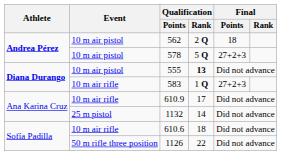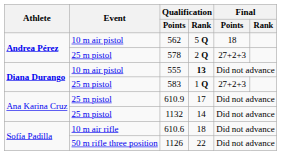(201, 40) 2 Q -> (201, 40) 5 Q
(97, 55) 10 m air pistol -> (92, 55) 25 m pistol
(201, 55) 5 Q -> (201, 55) 2 Q
(95, 85) 10 m air rifle -> (92, 85) 25 m pistol
(95, 99) 10 m air rifle -> (92, 99) 25 m pistol
